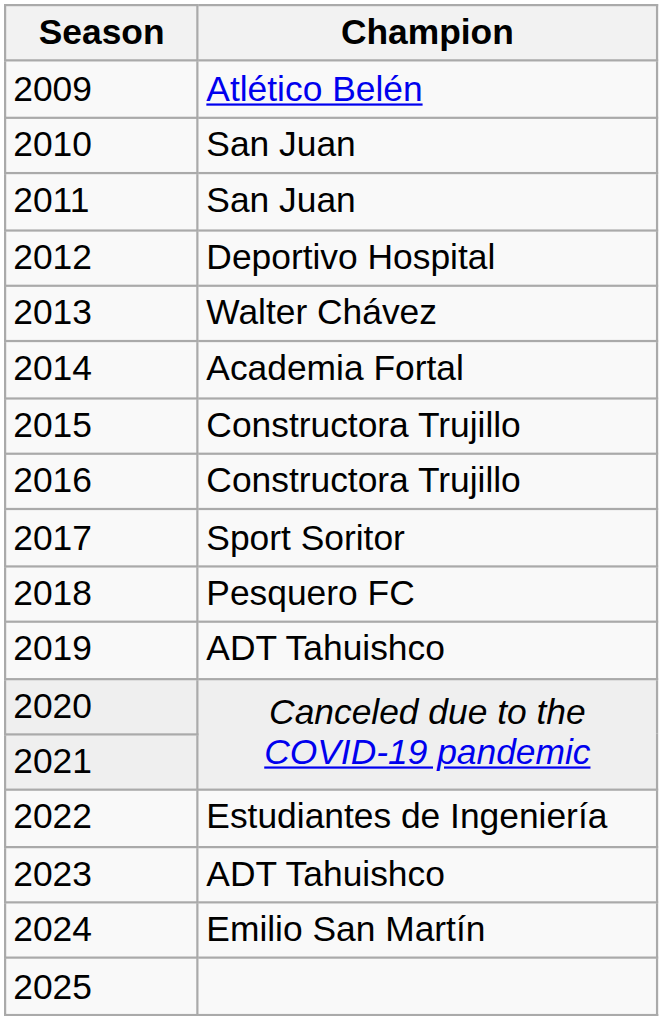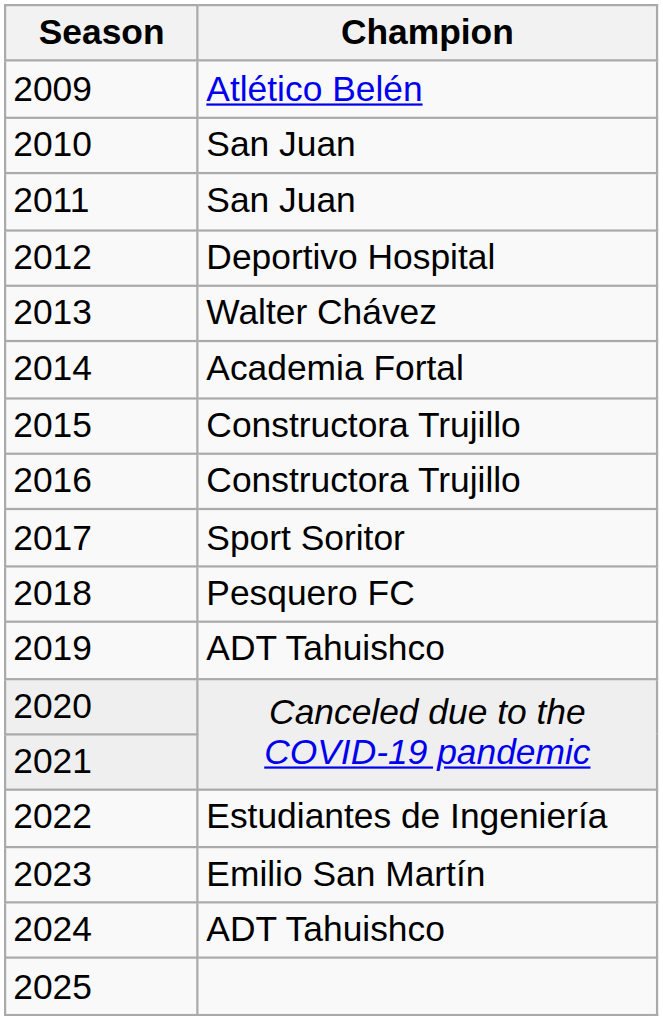(326, 873) ADT Tahuishco -> (346, 873) Emilio San Martín
(346, 929) Emilio San Martín -> (326, 929) ADT Tahuishco
